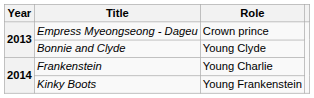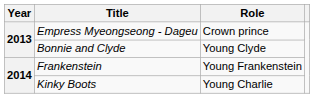(238, 66) Young Charlie -> (252, 66) Young Frankenstein
(252, 84) Young Frankenstein -> (238, 84) Young Charlie
